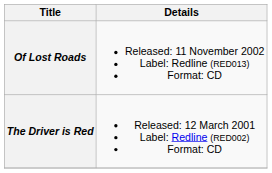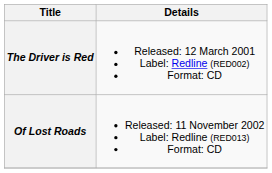rows swapped: (50, 131) <-> (50, 58)
